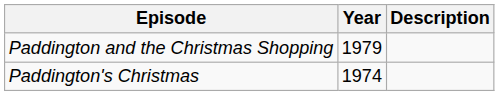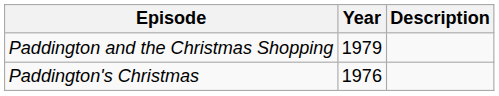(362, 76) 1974 -> (362, 76) 1976
